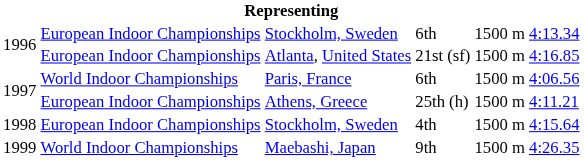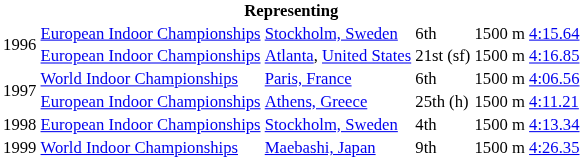(554, 33) 4:13.34 -> (554, 33) 4:15.64
(554, 124) 4:15.64 -> (554, 124) 4:13.34
